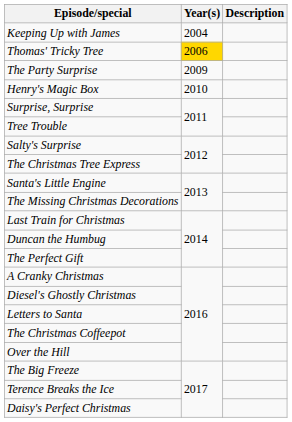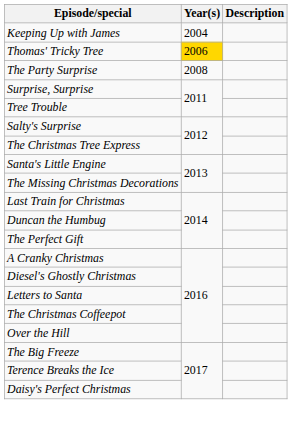(196, 70) 2009 -> (196, 70) 2008
- row: (53, 88)
